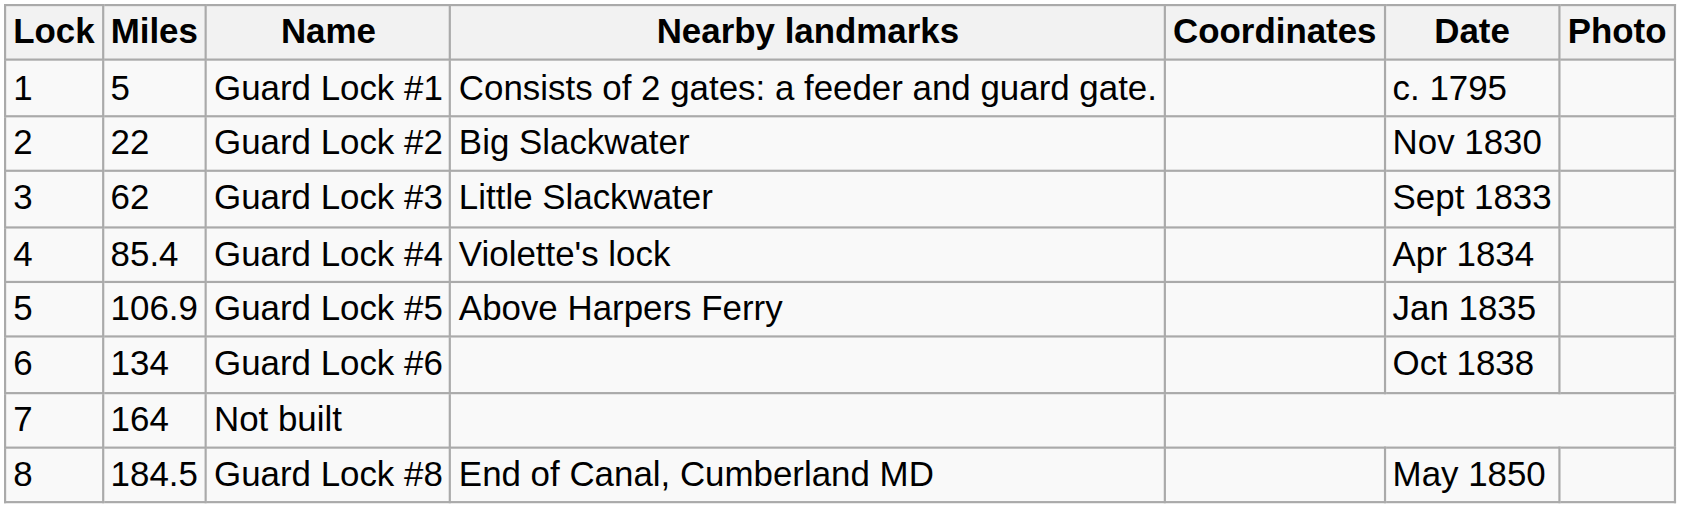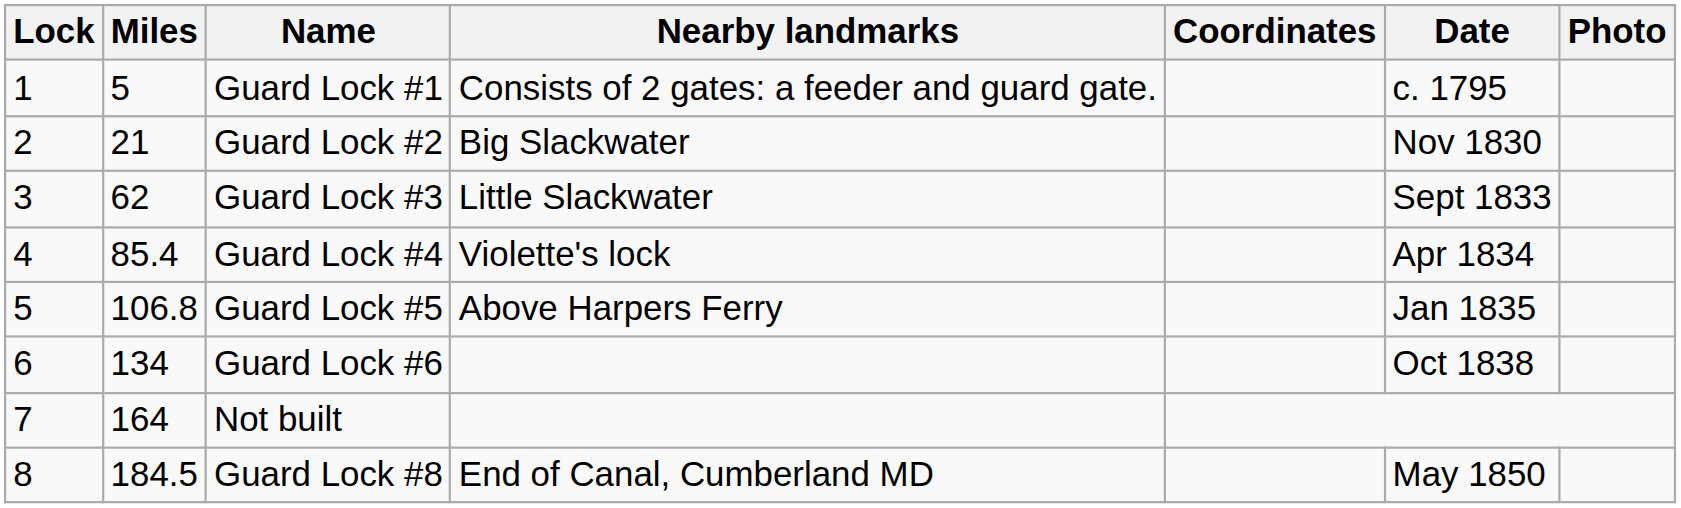(130, 142) 22 -> (130, 142) 21
(154, 308) 106.9 -> (154, 308) 106.8
